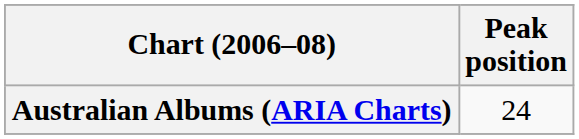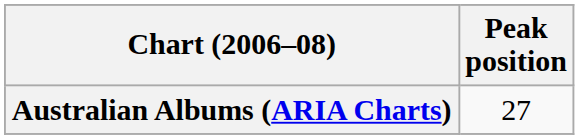(516, 109) 24 -> (516, 109) 27
